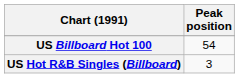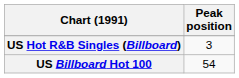rows swapped: (94, 45) <-> (94, 63)
